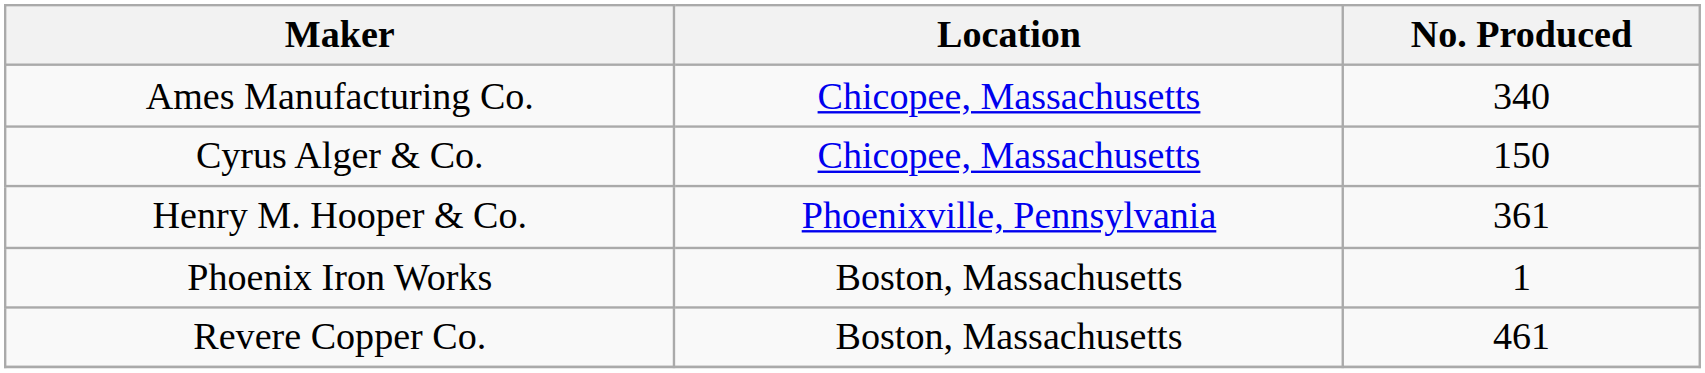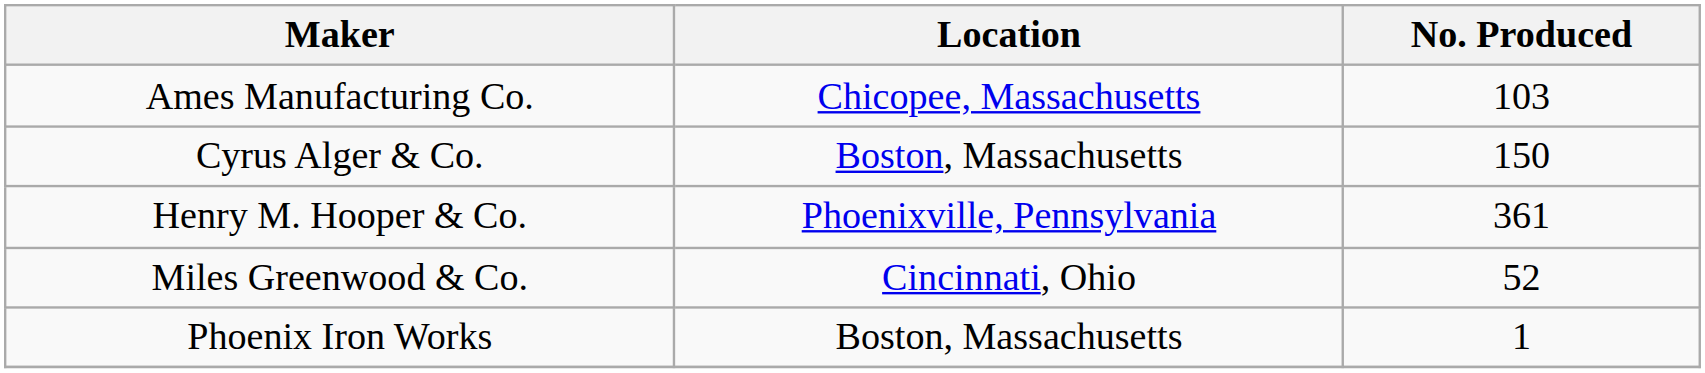(1521, 95) 340 -> (1521, 95) 103
(1009, 155) Chicopee, Massachusetts -> (1009, 155) Boston, Massachusetts
+ row: (340, 276)
- row: (340, 336)
